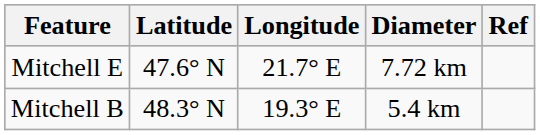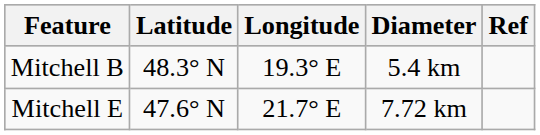rows swapped: (67, 108) <-> (67, 66)
